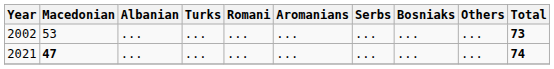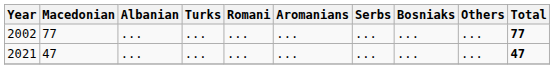(49, 34) 53 -> (49, 34) 77
(518, 34) 73 -> (518, 34) 77
(49, 54) bold -> (49, 54) normal
(518, 54) 74 -> (518, 54) 47
